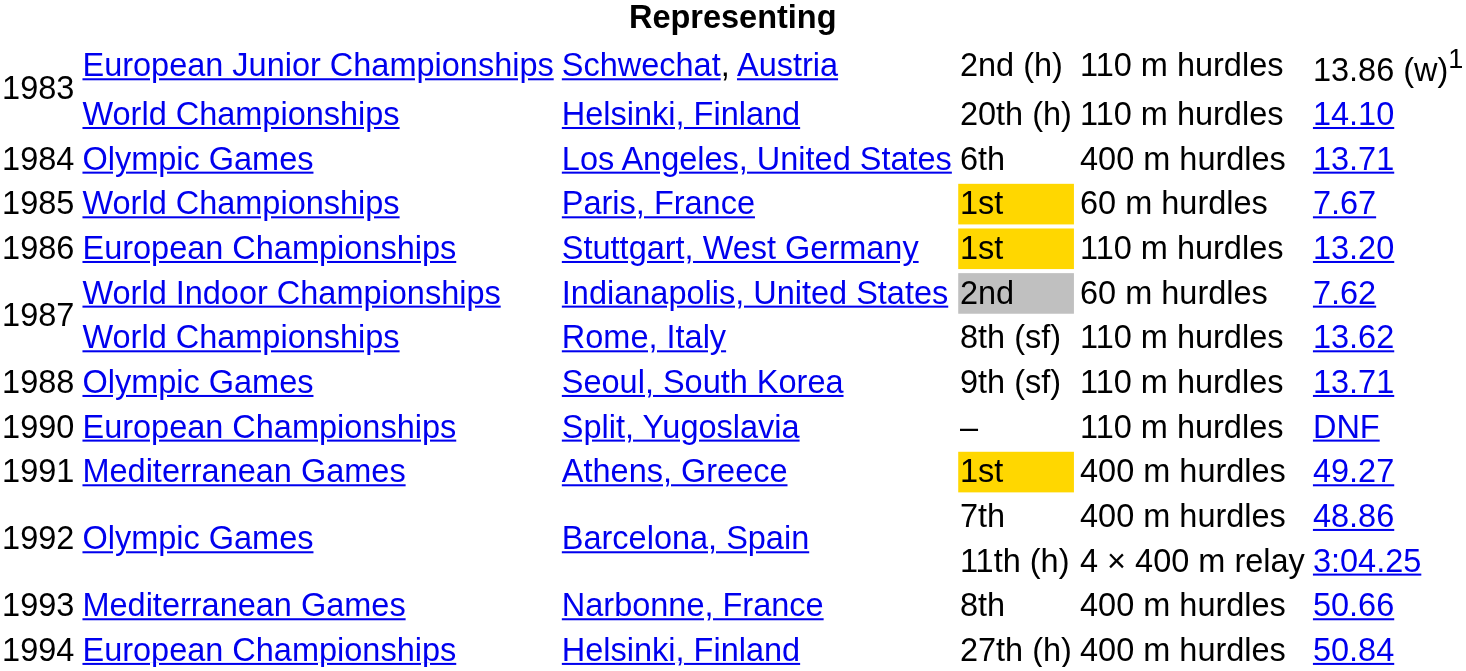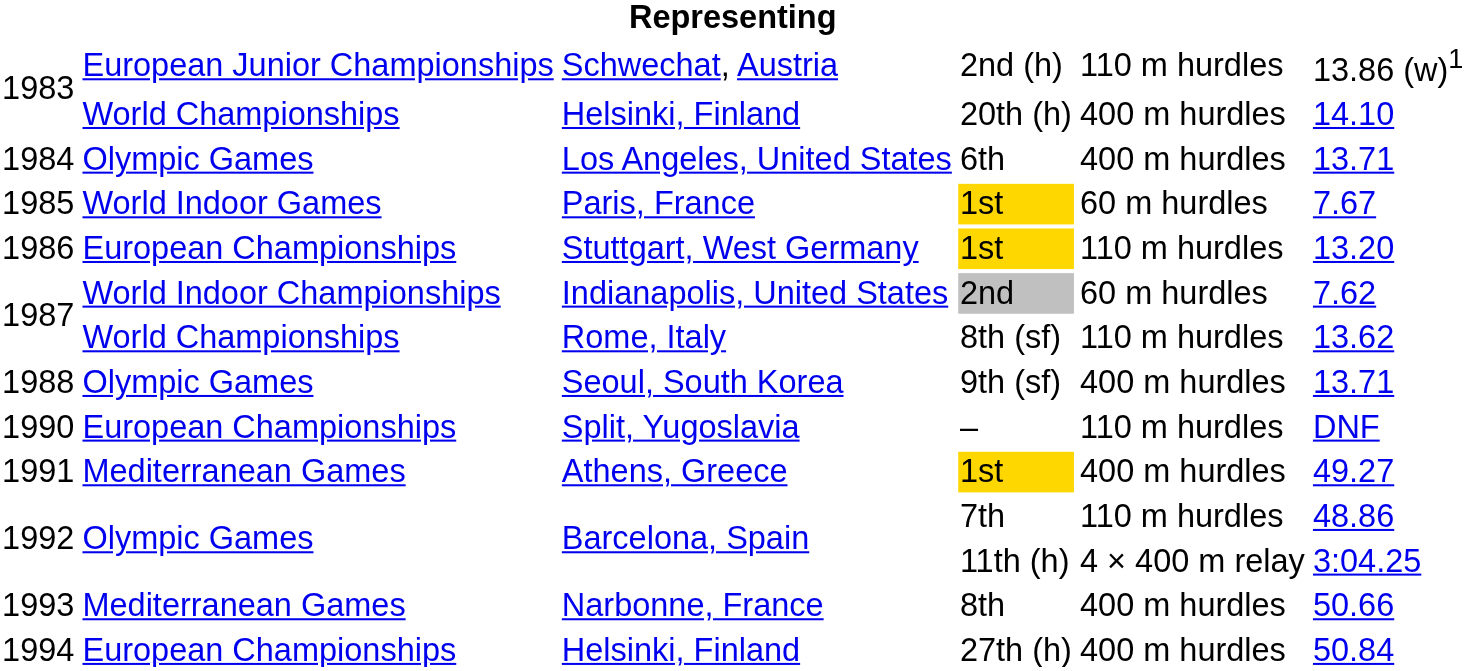(1182, 114) 110 m hurdles -> (1183, 114) 400 m hurdles
(241, 204) World Championships -> (232, 204) World Indoor Games
(1182, 382) 110 m hurdles -> (1183, 382) 400 m hurdles
(1183, 516) 400 m hurdles -> (1182, 516) 110 m hurdles
